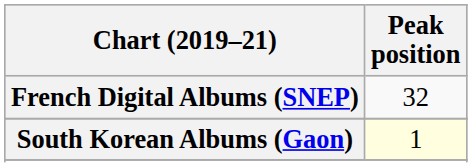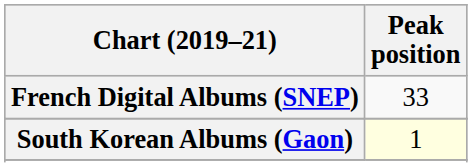(416, 97) 32 -> (416, 97) 33
